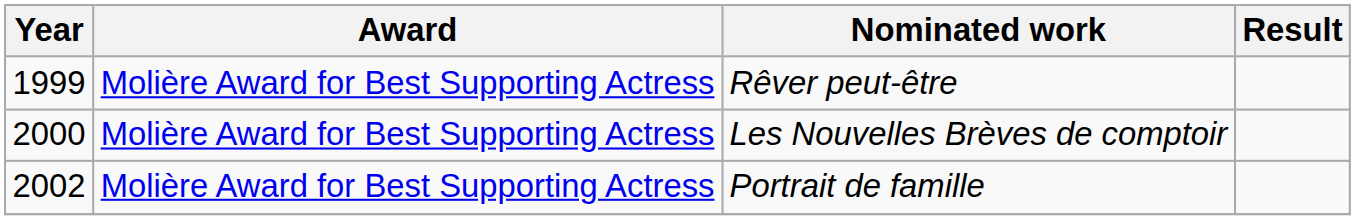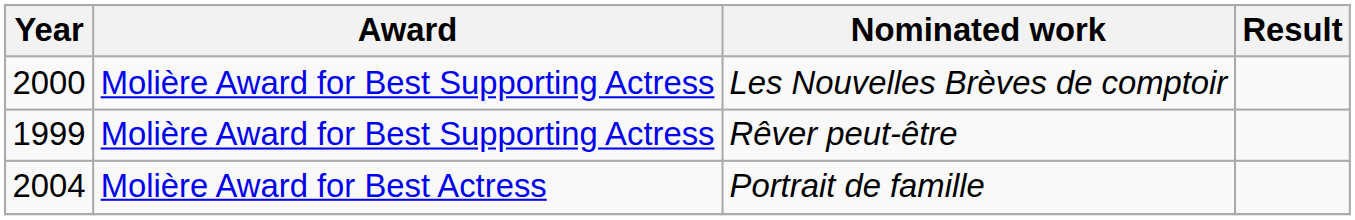rows swapped: (844, 82) <-> (978, 134)
(49, 186) 2002 -> (49, 186) 2004
(408, 186) Molière Award for Best Supporting Actress -> (324, 186) Molière Award for Best Actress
